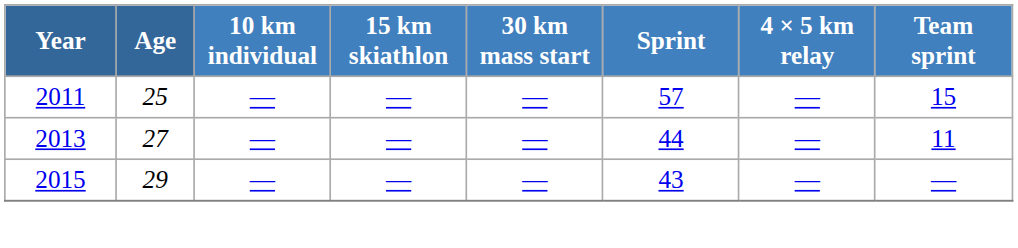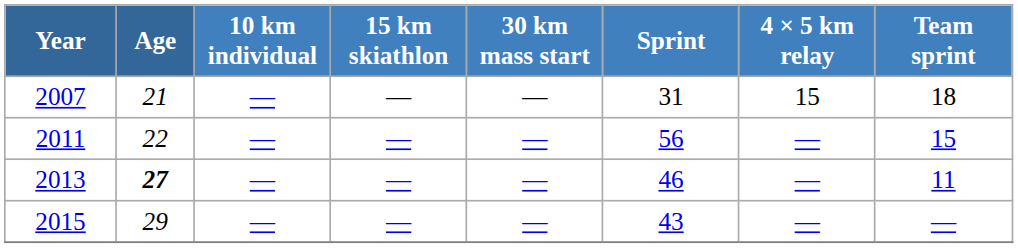+ row: (60, 96)
(155, 96) 25 -> (155, 138) 22
(671, 96) 57 -> (671, 138) 56
(155, 138) normal -> (155, 180) bold
(671, 138) 44 -> (671, 180) 46
